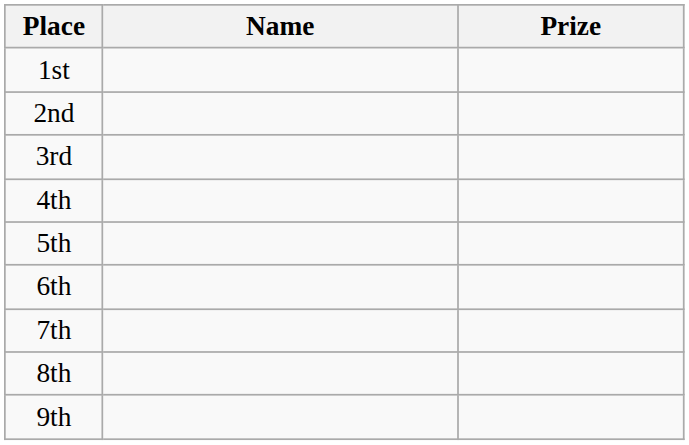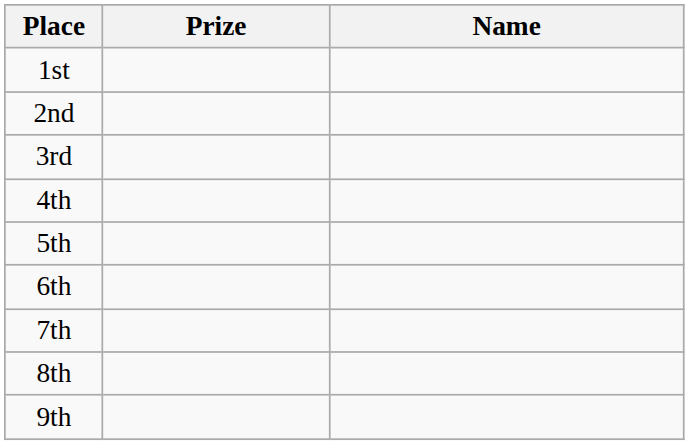columns swapped: (280, 26) <-> (571, 26)
